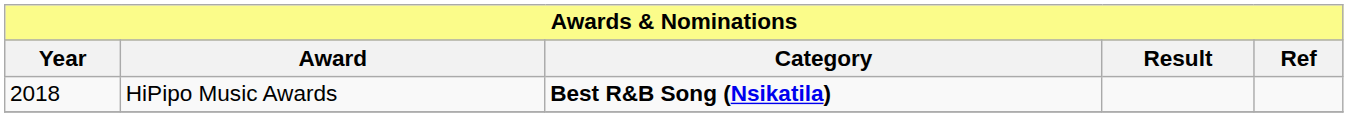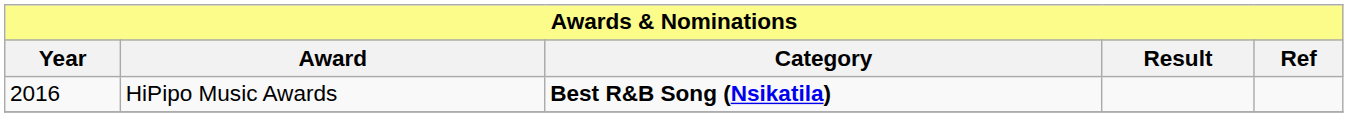(35, 93) 2018 -> (35, 93) 2016
